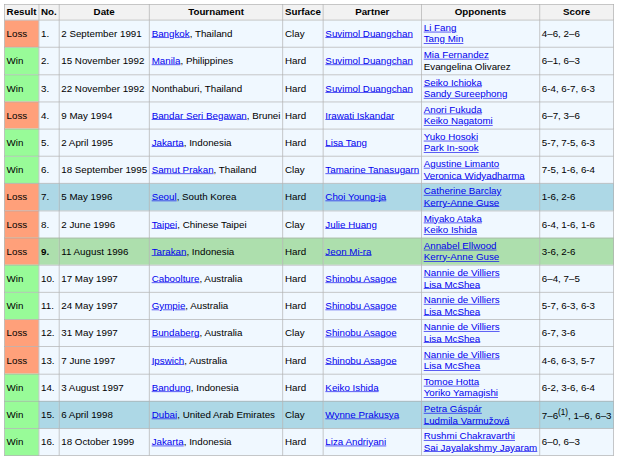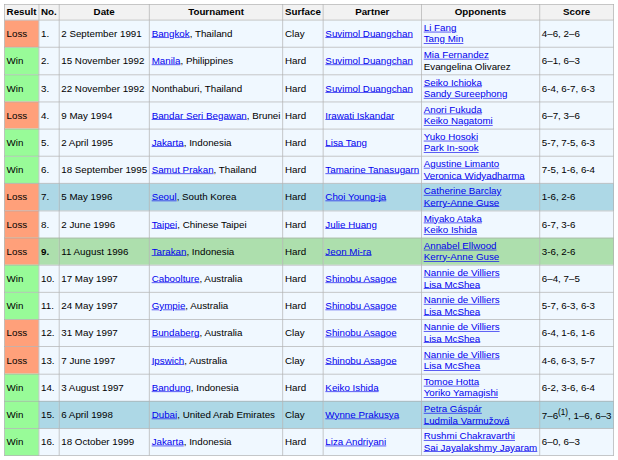(295, 169) Clay -> (296, 169) Hard
(295, 223) Clay -> (296, 223) Hard
(568, 223) 6-4, 1-6, 1-6 -> (559, 223) 6-7, 3-6
(559, 332) 6-7, 3-6 -> (568, 332) 6-4, 1-6, 1-6
(296, 359) Hard -> (295, 359) Clay
